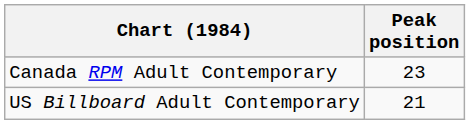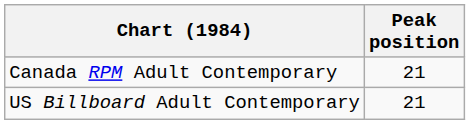(414, 73) 23 -> (414, 73) 21
